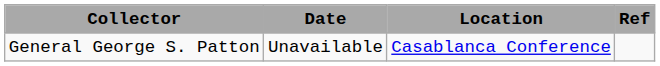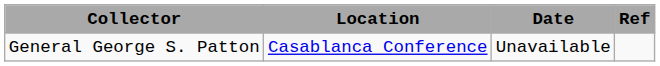columns swapped: (325, 19) <-> (501, 19)
